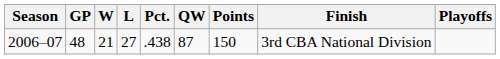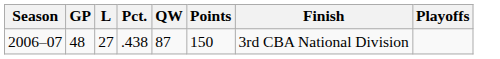- column: (106, 16)
